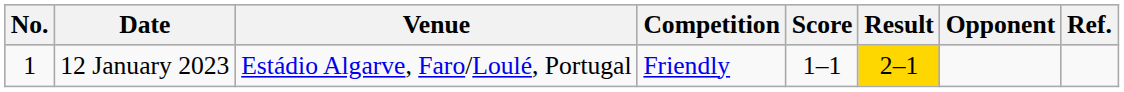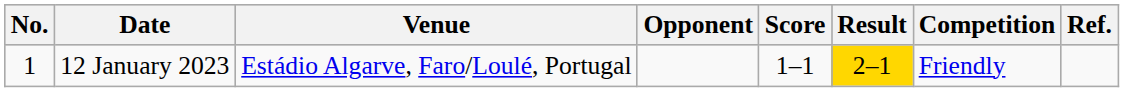columns swapped: (1000, 24) <-> (712, 24)
